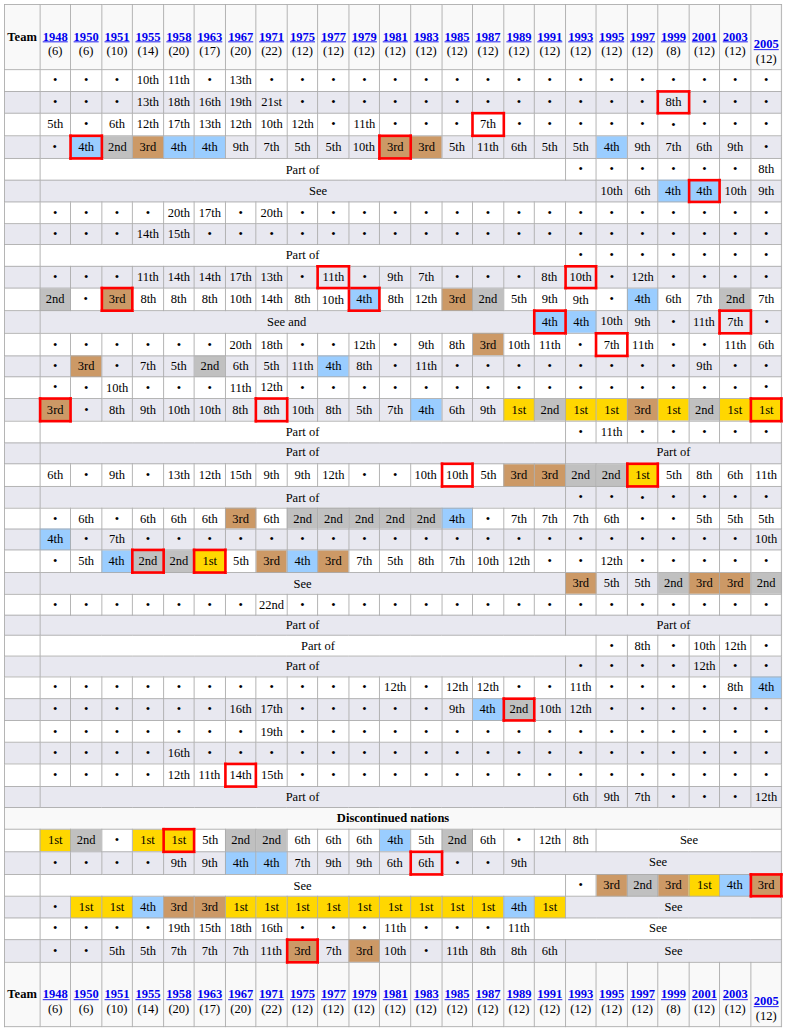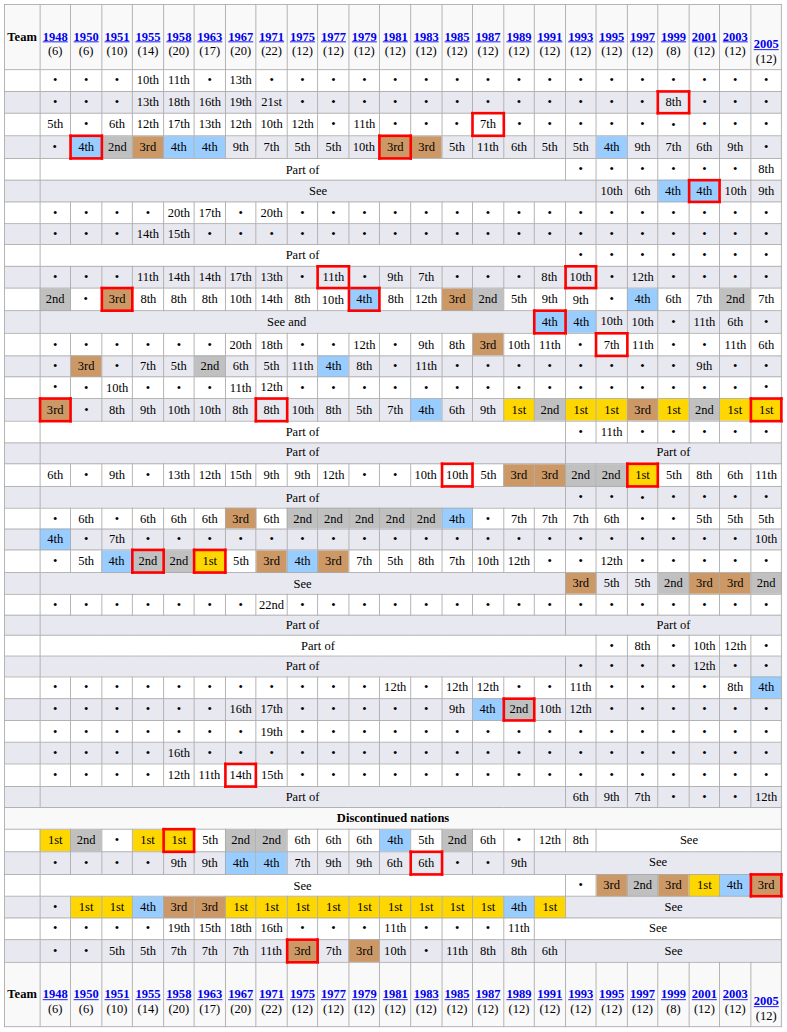(643, 322) 9th -> (643, 322) 10th
(735, 322) 7th -> (735, 322) 6th
